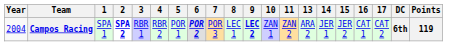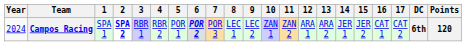+ column: (308, 11)
(16, 29) 2004 -> (16, 29) 2024
(252, 29) bold -> (252, 29) normal
(426, 29) 119 -> (445, 29) 120
